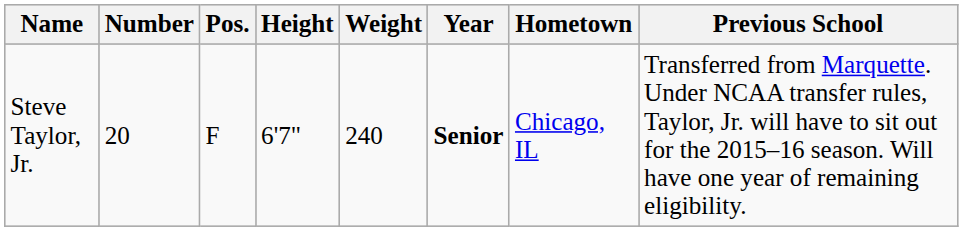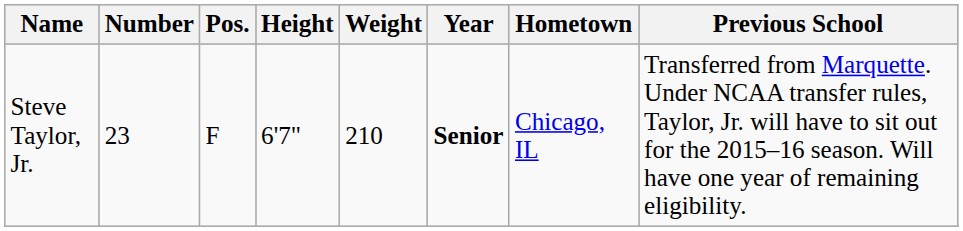(117, 134) 20 -> (117, 134) 23
(364, 134) 240 -> (364, 134) 210
